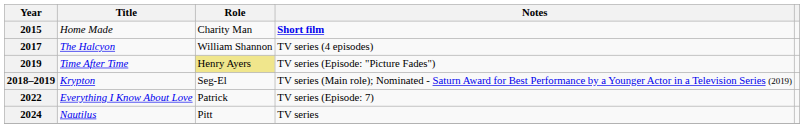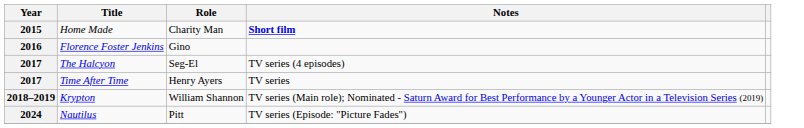+ row: (112, 47)
(235, 47) William Shannon -> (183, 64) Seg-El
(31, 64) 2019 -> (31, 81) 2017
(224, 64) khaki background -> (195, 81) no background
(356, 64) TV series (Episode: "Picture Fades") -> (269, 81) TV series
(212, 81) Seg-El -> (206, 98) William Shannon
- row: (126, 98)
(298, 115) TV series -> (328, 115) TV series (Episode: "Picture Fades")
